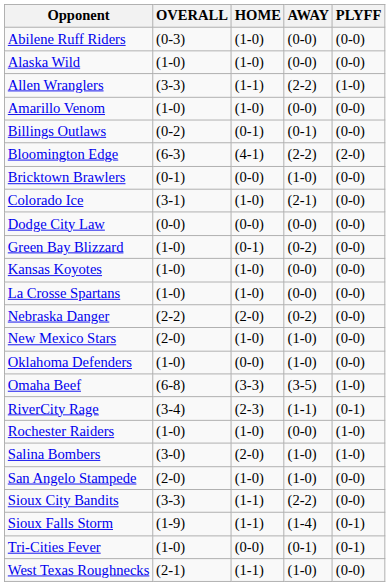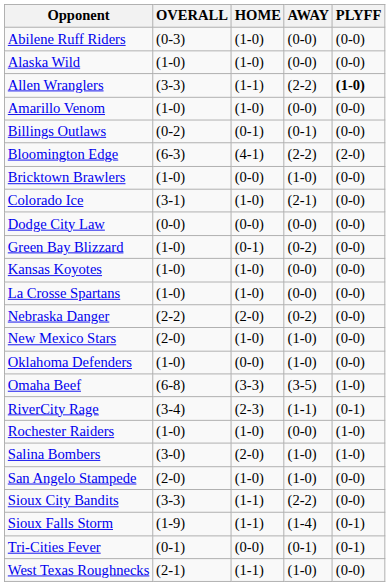(350, 85) normal -> (350, 85) bold
(171, 177) (0-1) -> (171, 177) (1-0)
(171, 547) (1-0) -> (171, 547) (0-1)
